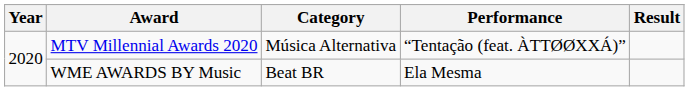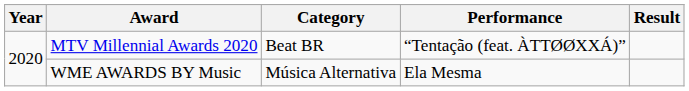(331, 45) Música Alternativa -> (295, 45) Beat BR
(295, 72) Beat BR -> (331, 72) Música Alternativa
